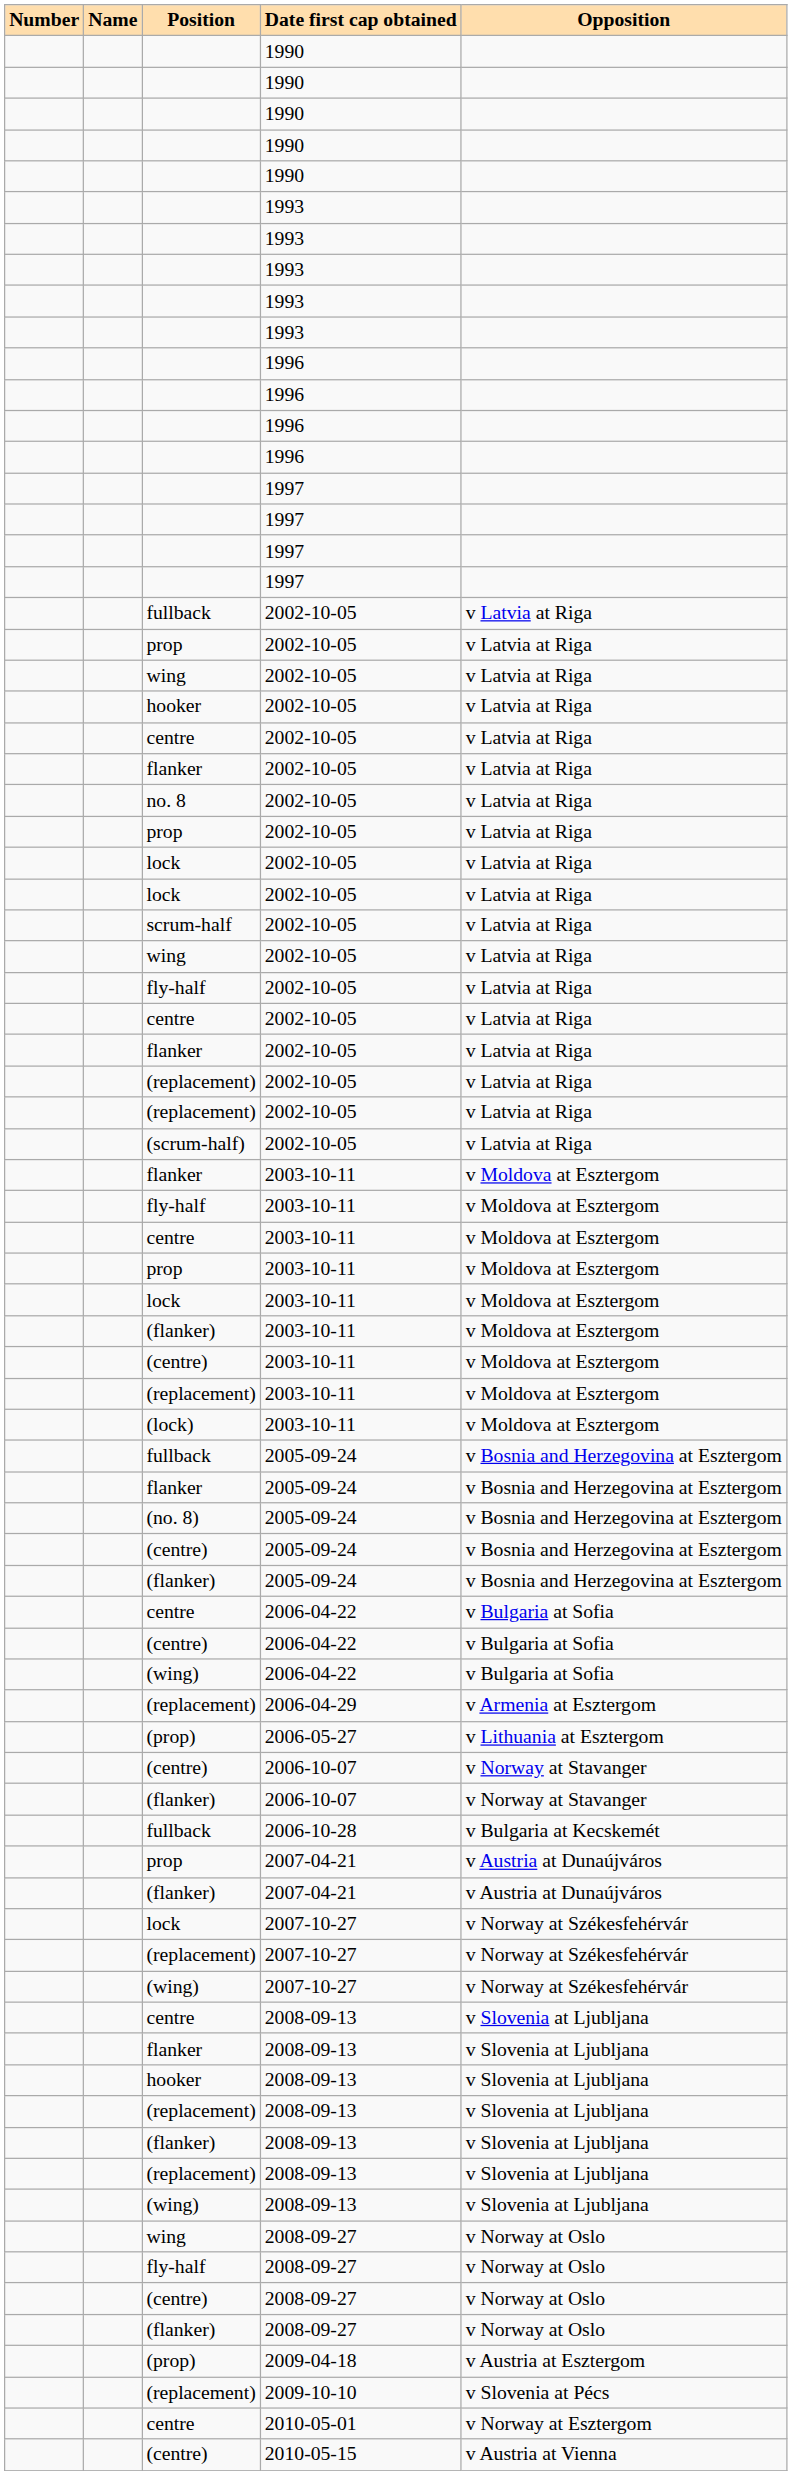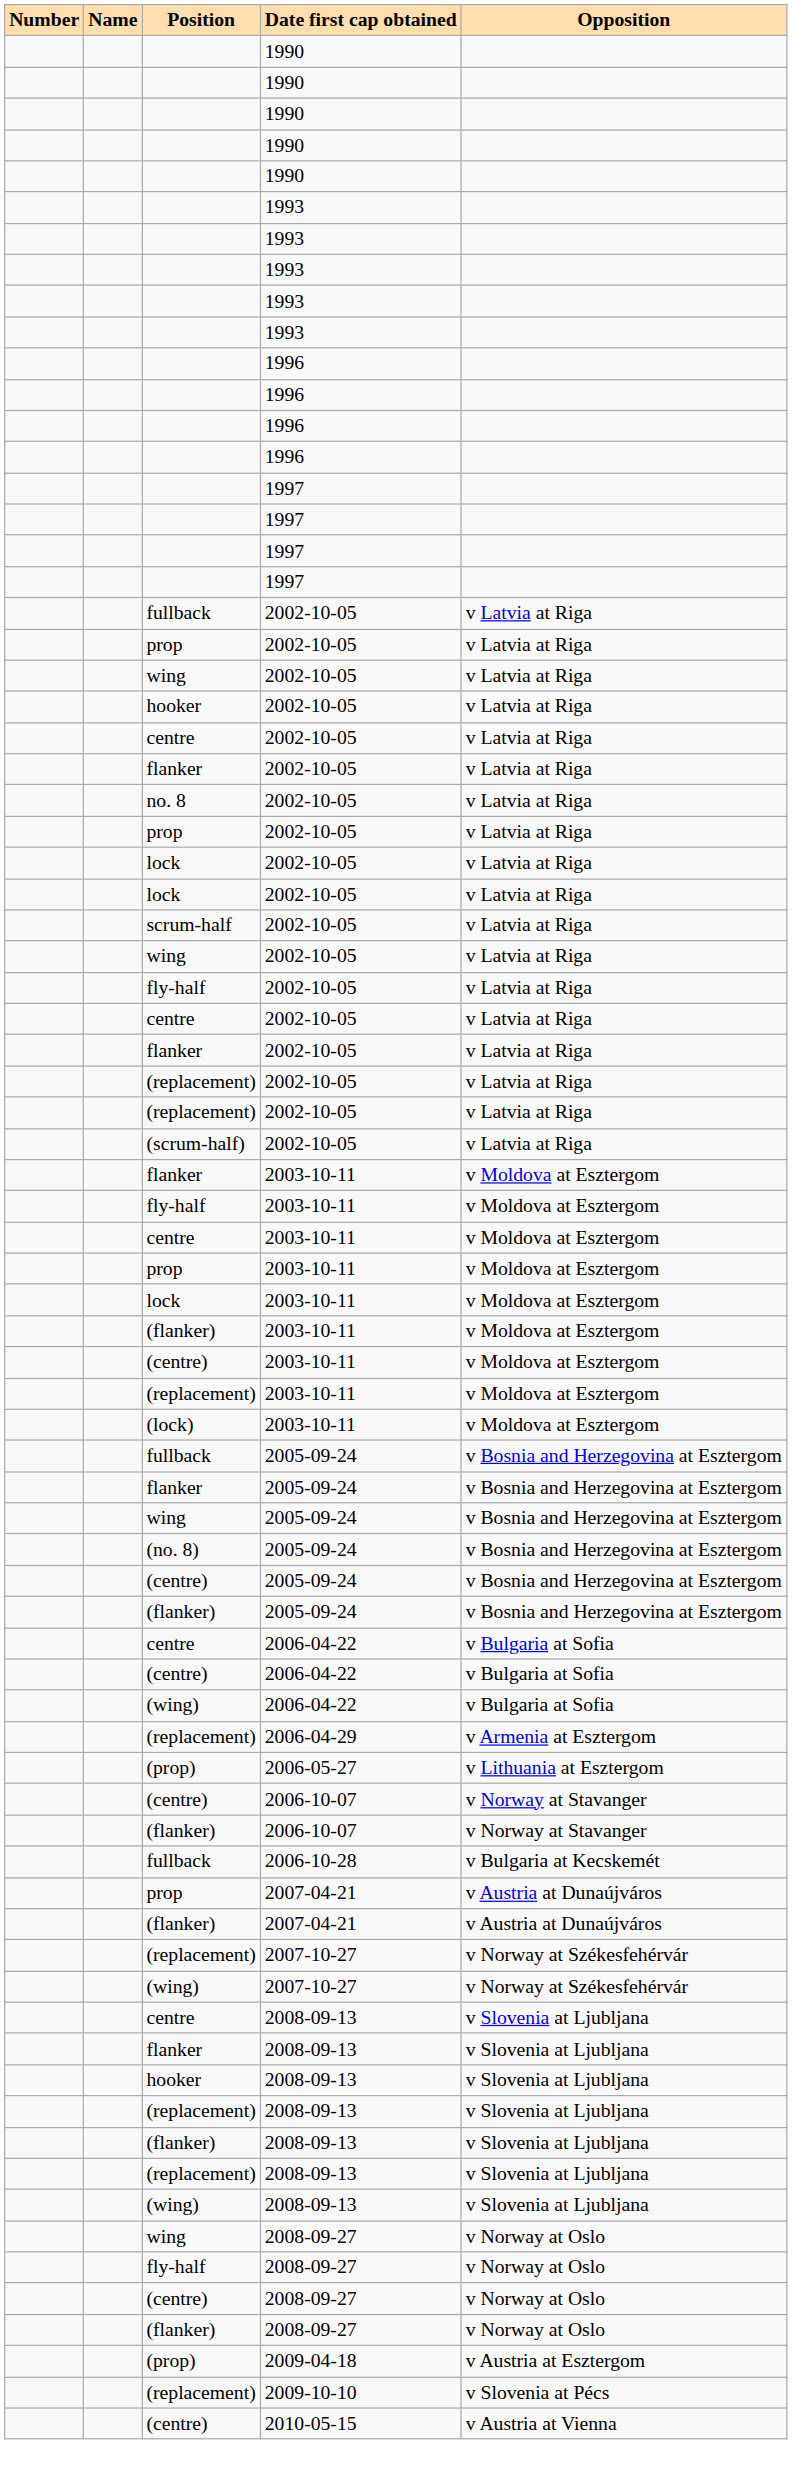+ row: (166, 1518)
- row: (163, 1923)
- row: (170, 2423)
